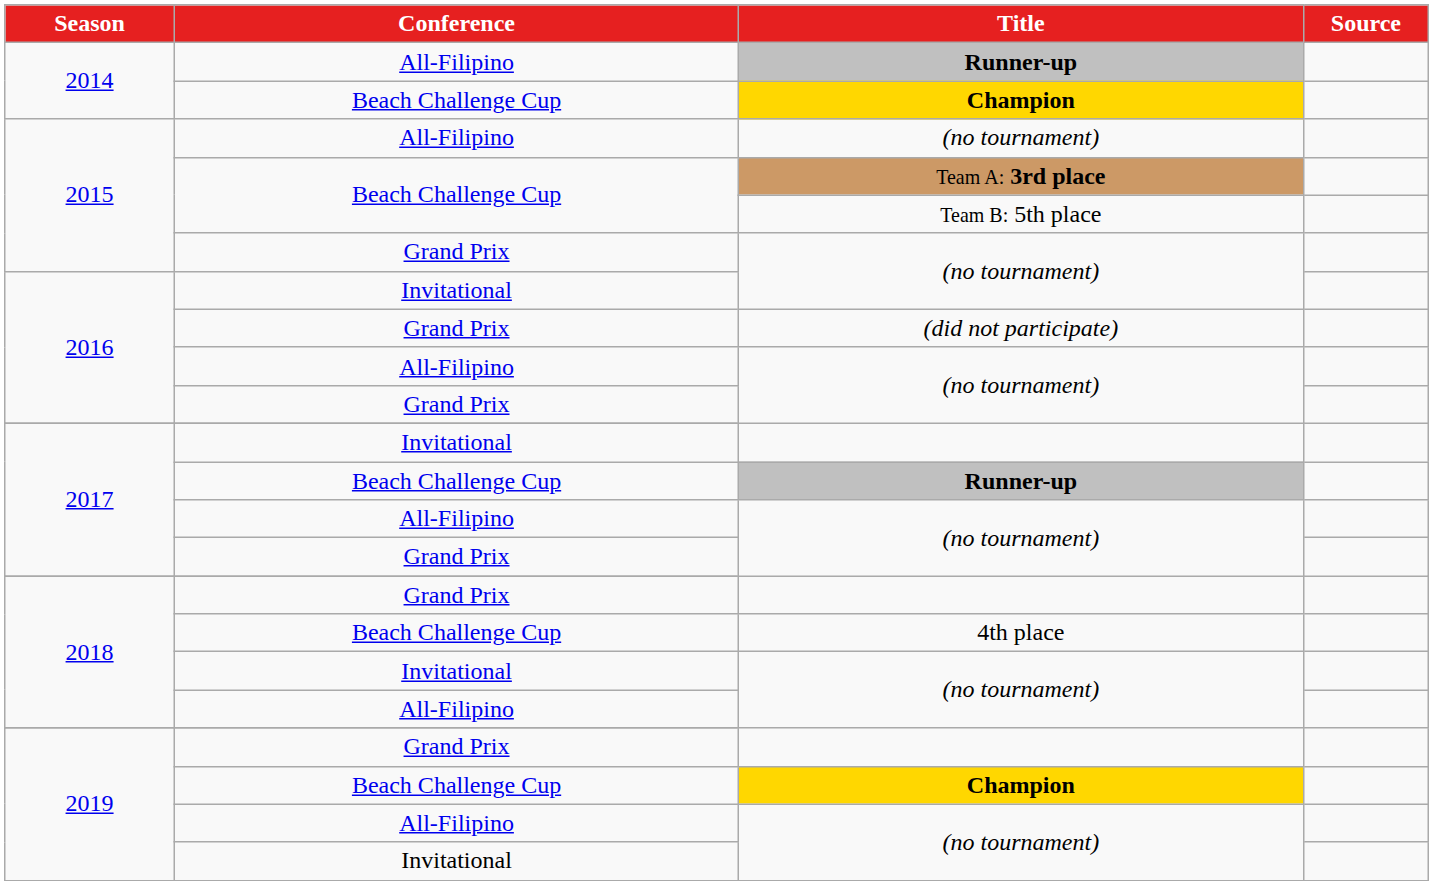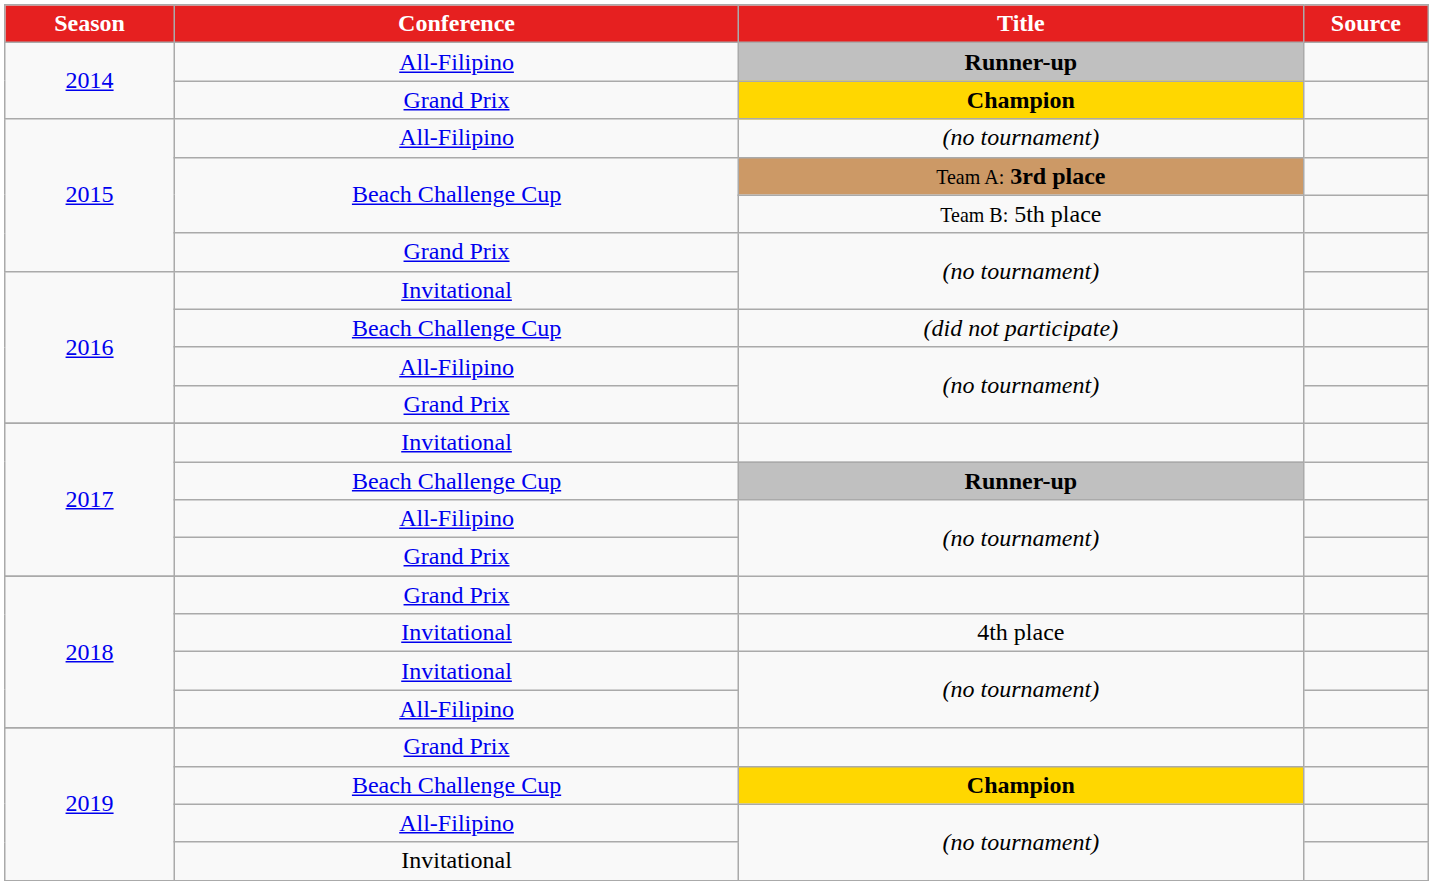(457, 99) Beach Challenge Cup -> (457, 99) Grand Prix
(457, 328) Grand Prix -> (457, 328) Beach Challenge Cup
(457, 632) Beach Challenge Cup -> (457, 632) Invitational
